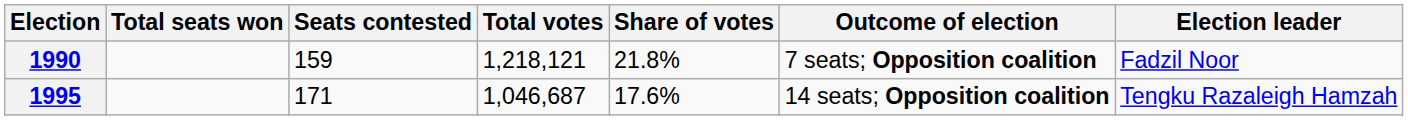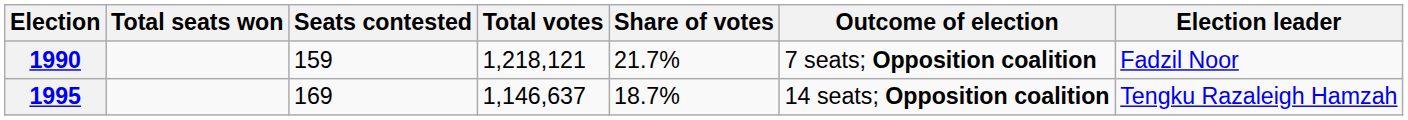(647, 59) 21.8% -> (647, 59) 21.7%
(313, 96) 171 -> (313, 96) 169
(534, 96) 1,046,687 -> (534, 96) 1,146,637
(647, 96) 17.6% -> (647, 96) 18.7%
